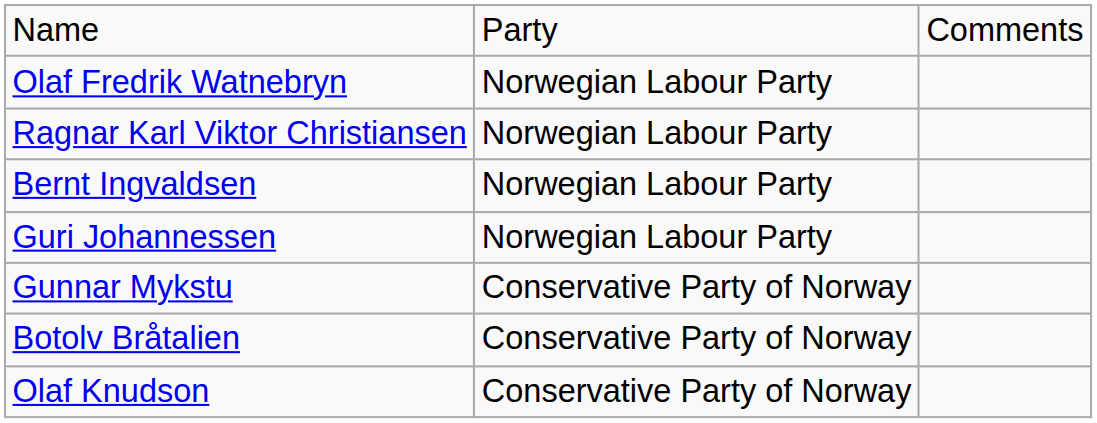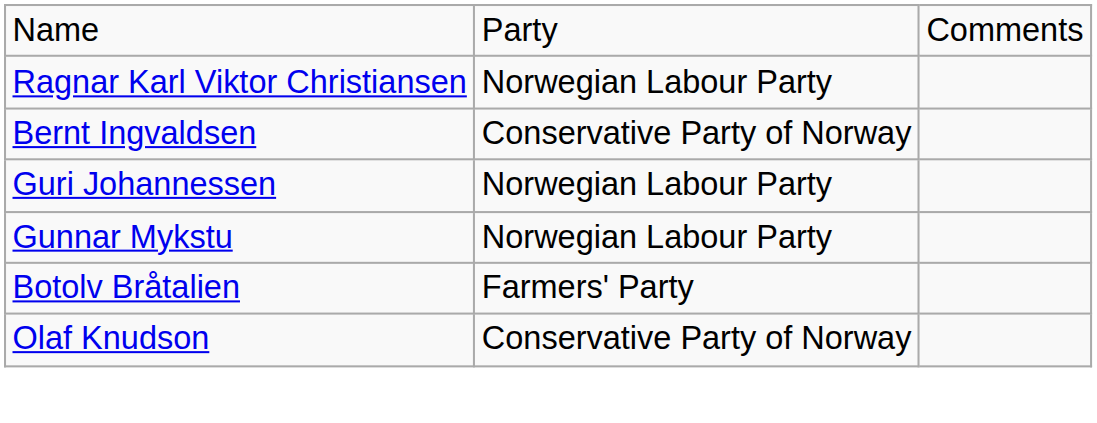- row: (180, 81)
(657, 184) Norwegian Labour Party -> (697, 133) Conservative Party of Norway
(697, 287) Conservative Party of Norway -> (657, 236) Norwegian Labour Party
(697, 339) Conservative Party of Norway -> (588, 287) Farmers' Party
